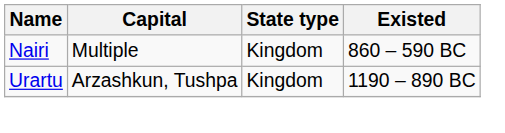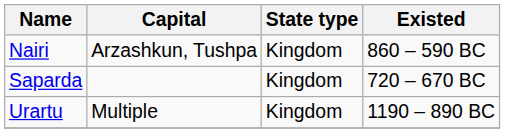(105, 50) Multiple -> (174, 50) Arzashkun, Tushpa
+ row: (46, 81)
(155, 81) Arzashkun, Tushpa -> (125, 111) Multiple
